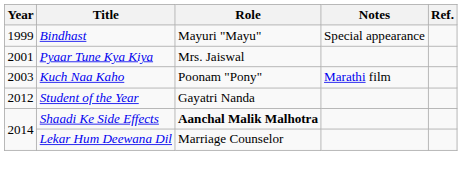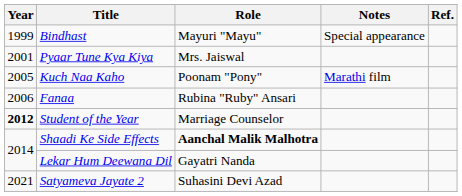(21, 77) 2003 -> (21, 77) 2005
+ row: (57, 98)
(21, 98) normal -> (21, 118) bold
(216, 98) Gayatri Nanda -> (231, 118) Marriage Counselor
(231, 139) Marriage Counselor -> (216, 160) Gayatri Nanda
+ row: (92, 181)
